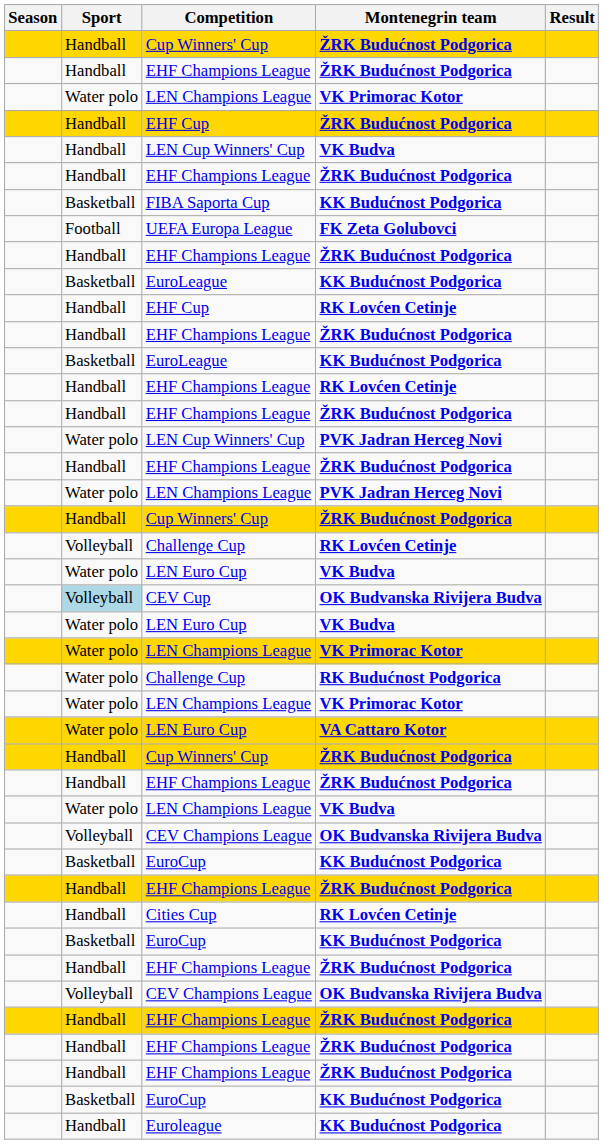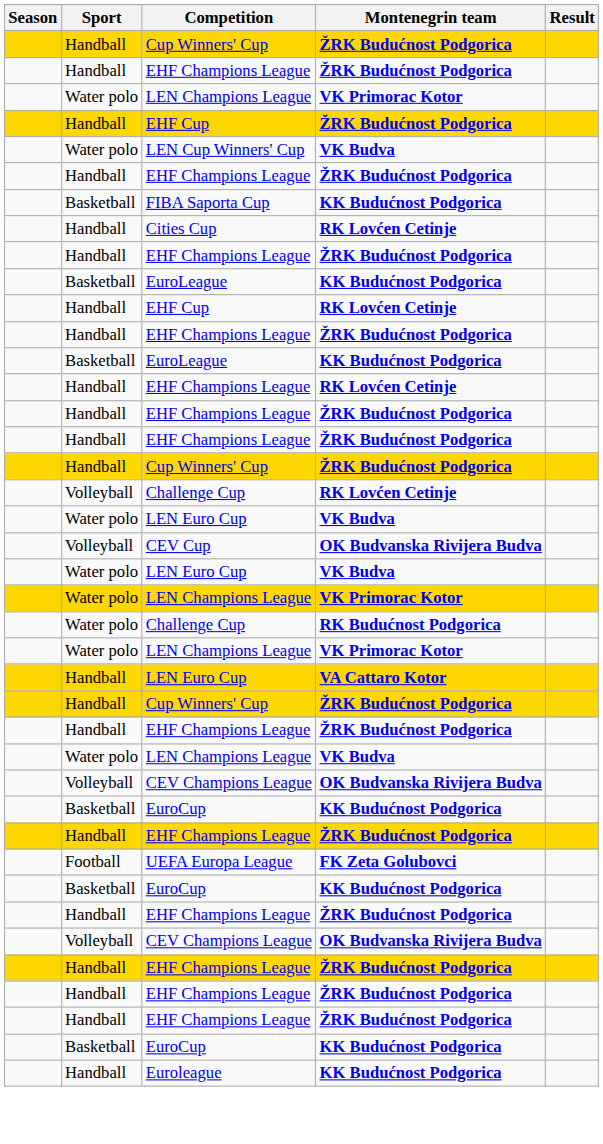(96, 149) Handball -> (102, 149) Water polo
rows swapped: (181, 914) <-> (219, 228)
- row: (225, 439)
- row: (228, 492)
(99, 598) lightblue background -> (99, 545) no background
(102, 730) Water polo -> (96, 677) Handball
